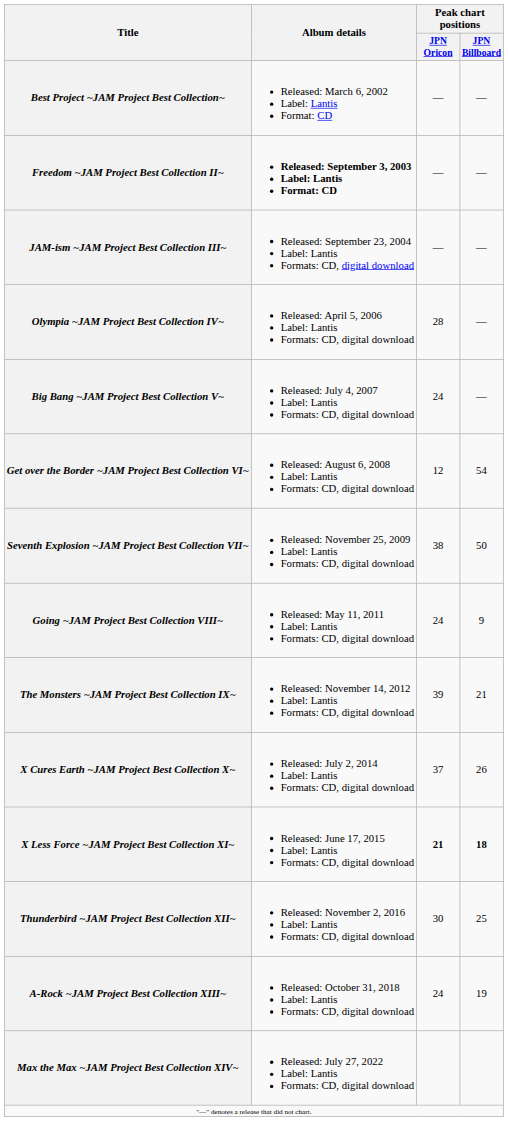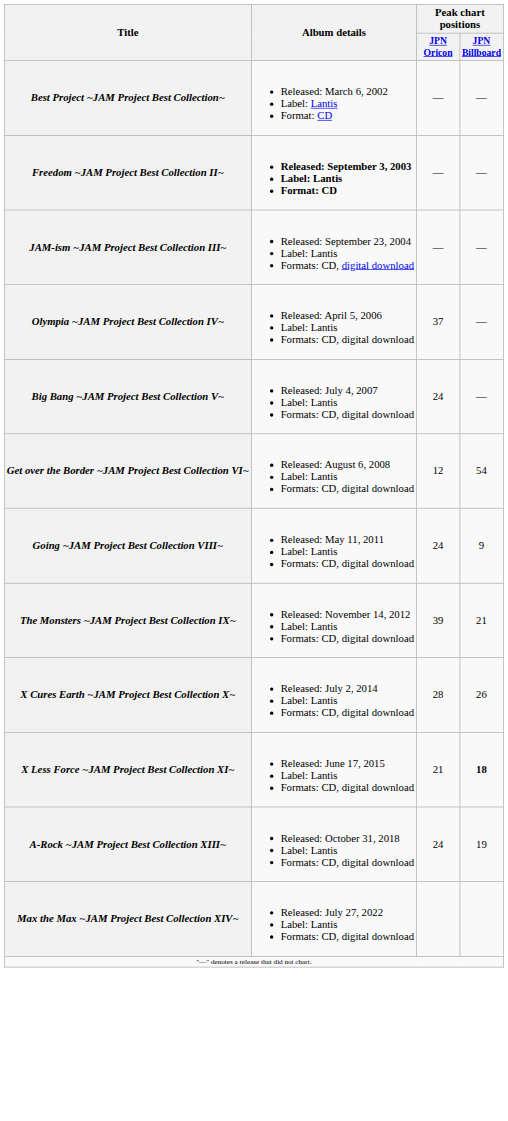(438, 322) 28 -> (438, 322) 37
- row: (128, 545)
(438, 769) 37 -> (438, 695) 28
(438, 844) bold -> (438, 769) normal
- row: (128, 919)
